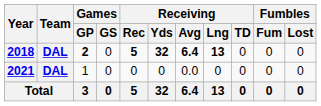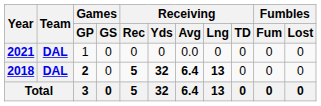rows swapped: (21, 52) <-> (21, 71)
